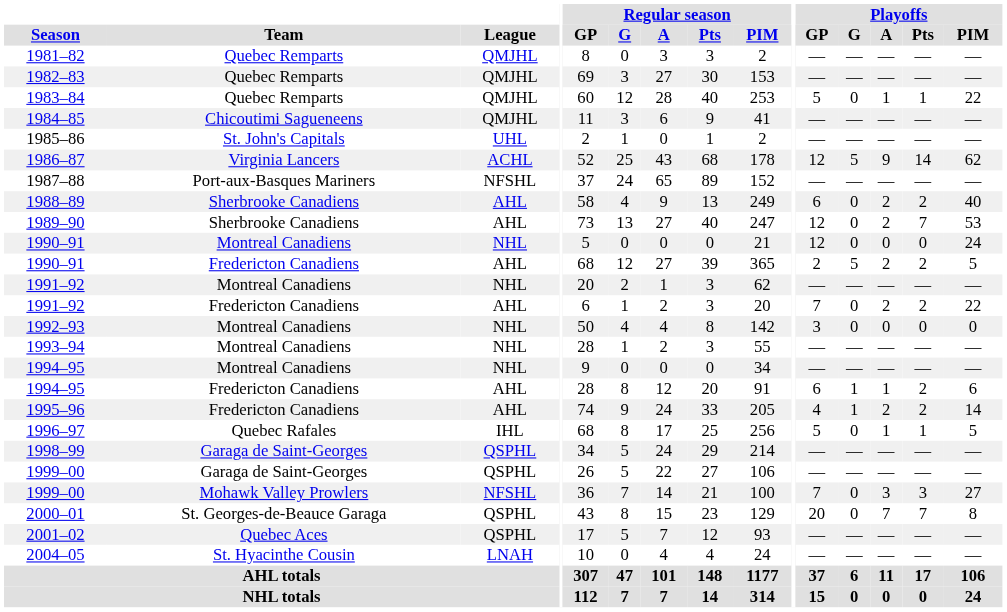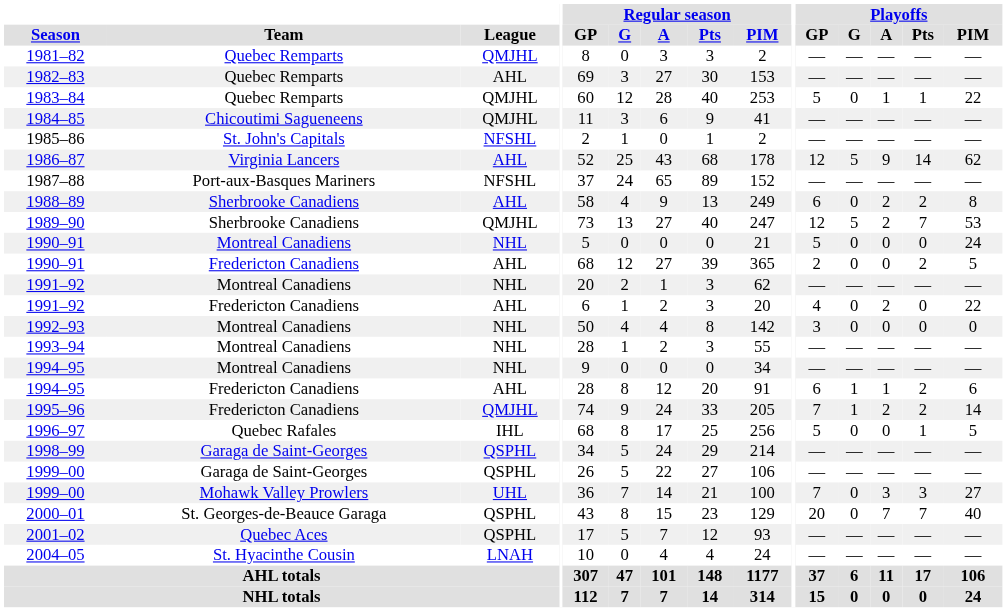(510, 76) QMJHL -> (510, 76) AHL
(510, 139) UHL -> (510, 139) NFSHL
(510, 159) ACHL -> (510, 159) AHL
(973, 201) 40 -> (973, 201) 8
(510, 222) AHL -> (510, 222) QMJHL
(854, 222) 0 -> (854, 222) 5
(817, 243) 12 -> (817, 243) 5
(854, 263) 5 -> (854, 263) 0
(886, 263) 2 -> (886, 263) 0
(817, 305) 7 -> (817, 305) 4
(923, 305) 2 -> (923, 305) 0
(510, 409) AHL -> (510, 409) QMJHL
(817, 409) 4 -> (817, 409) 7
(886, 430) 1 -> (886, 430) 0
(510, 492) NFSHL -> (510, 492) UHL
(973, 513) 8 -> (973, 513) 40
